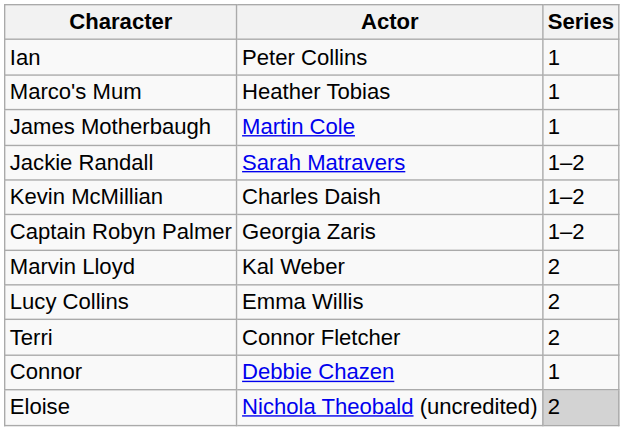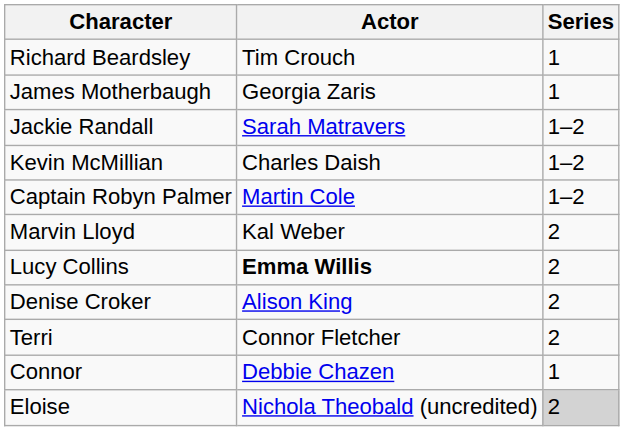+ row: (100, 57)
- row: (25, 57)
- row: (76, 92)
(299, 127) Martin Cole -> (309, 92) Georgia Zaris
(309, 232) Georgia Zaris -> (299, 197) Martin Cole
(303, 302) normal -> (307, 267) bold
+ row: (80, 302)
